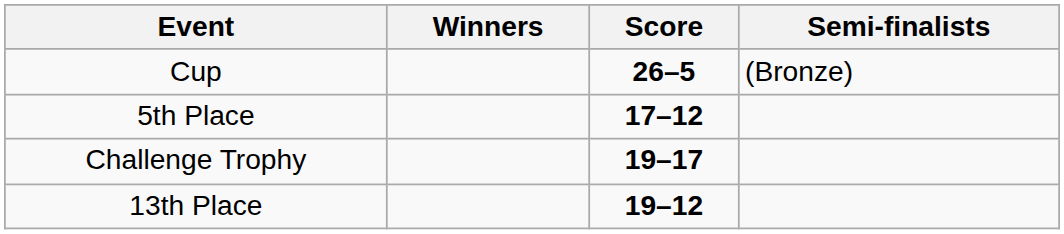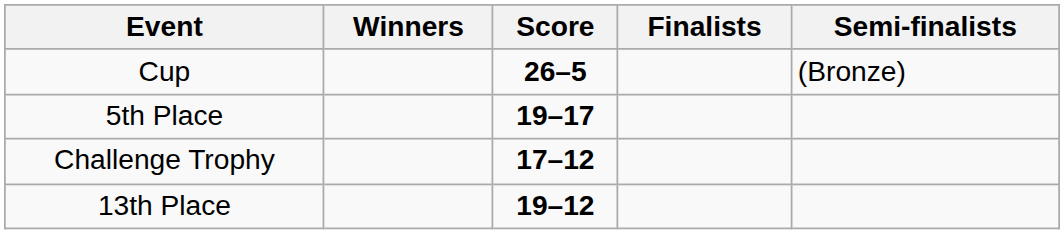+ column: (705, 26)
(664, 116) 17–12 -> (555, 116) 19–17
(664, 160) 19–17 -> (555, 160) 17–12
